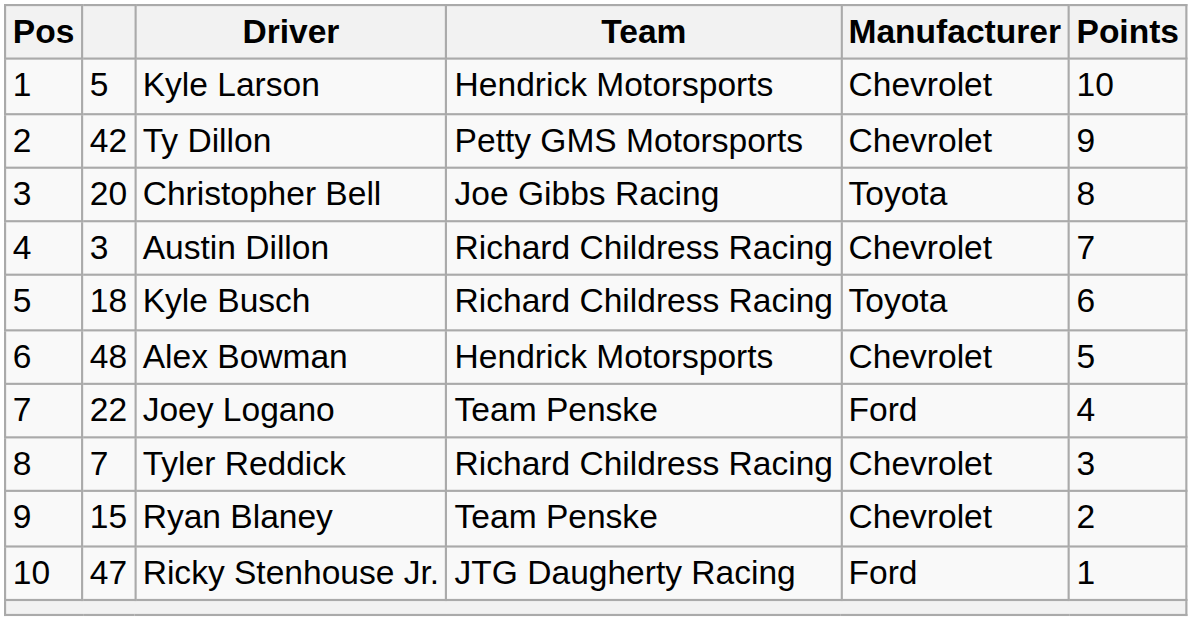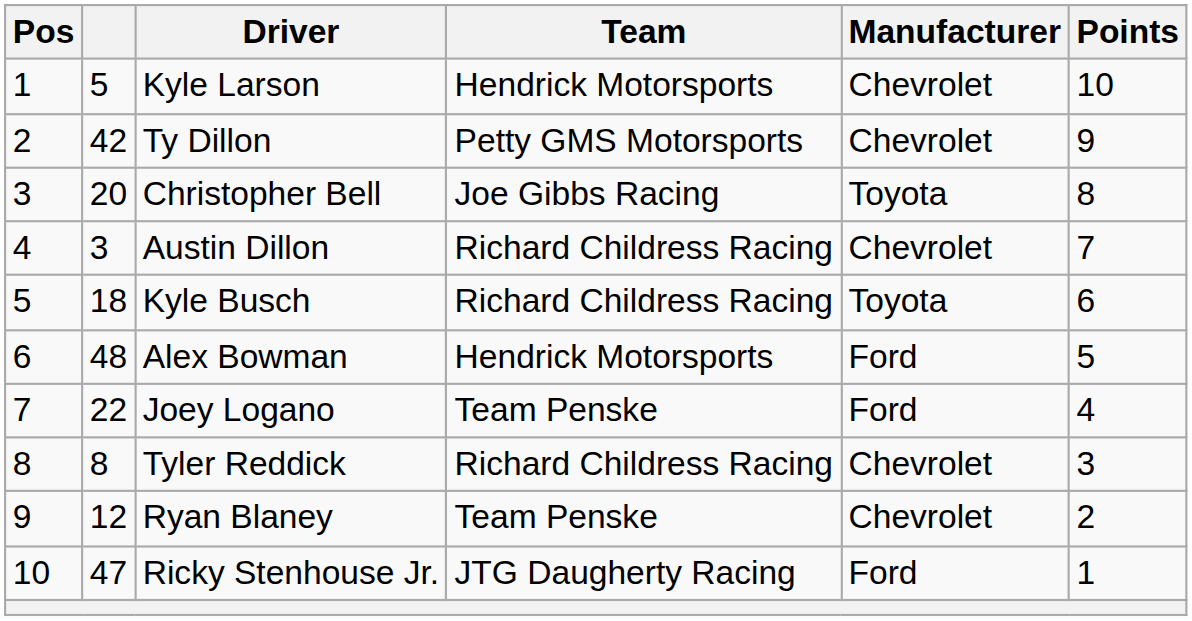(920, 355) Chevrolet -> (883, 355) Ford
(99, 463) 7 -> (99, 463) 8
(109, 517) 15 -> (109, 517) 12
